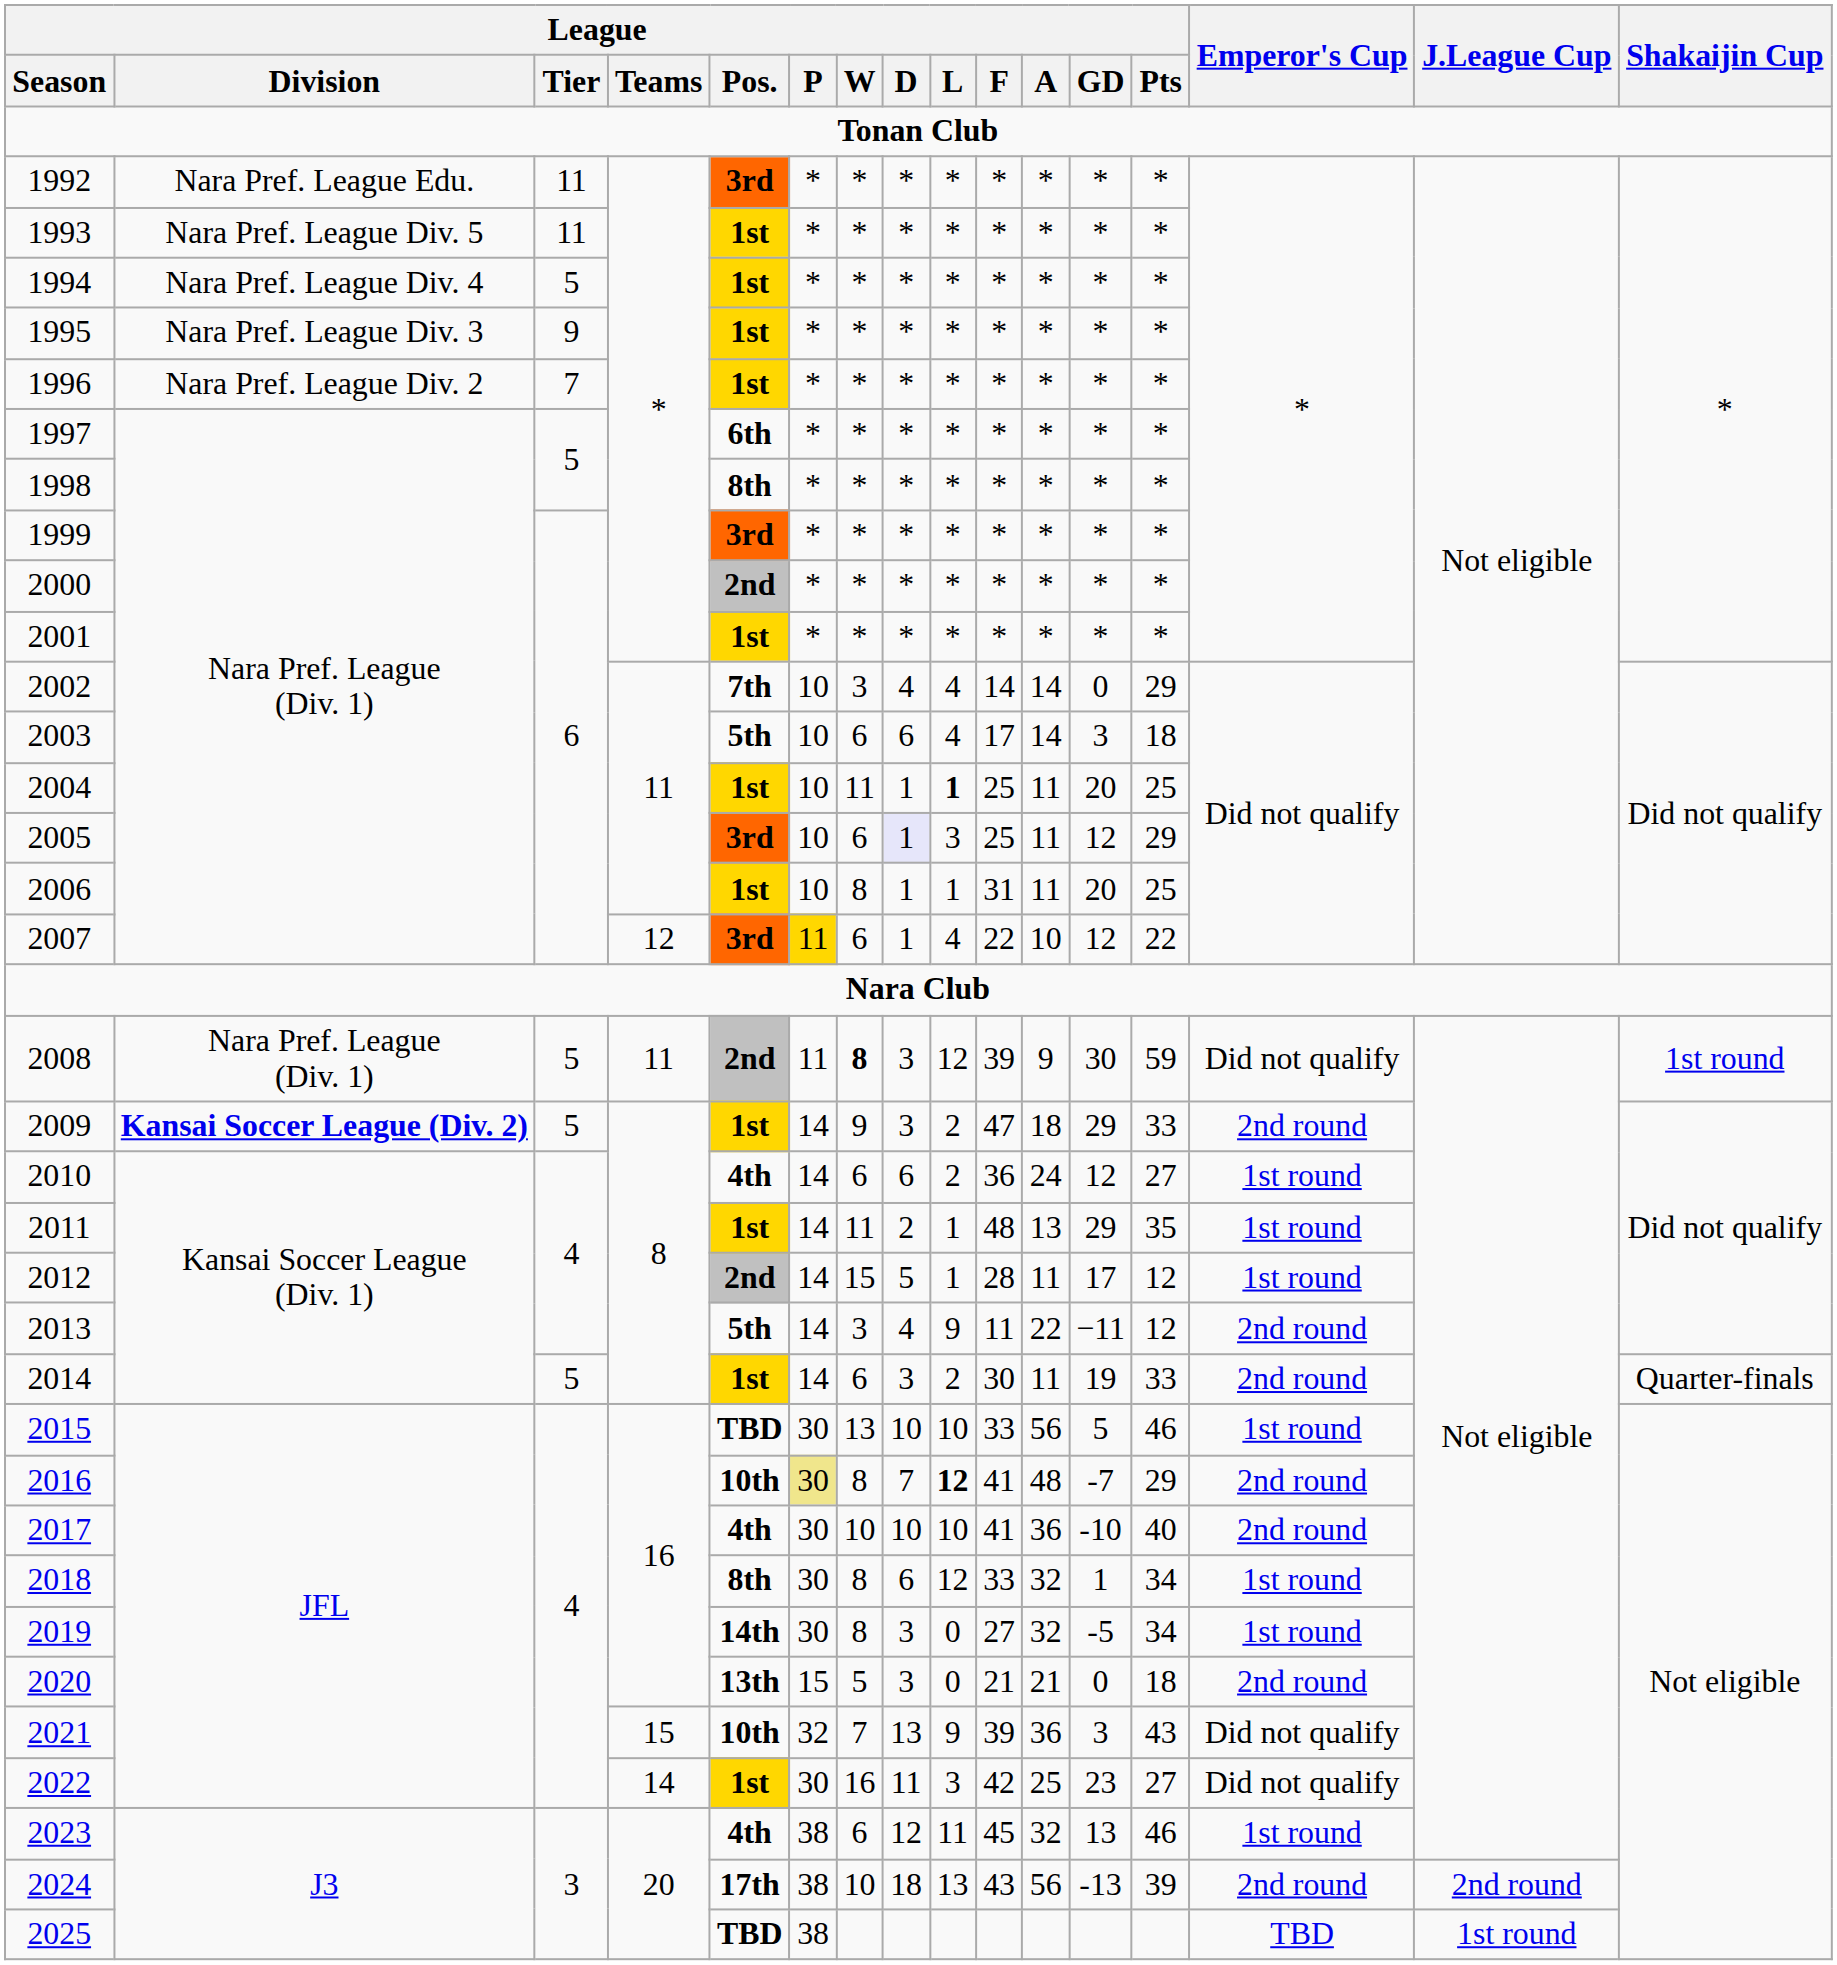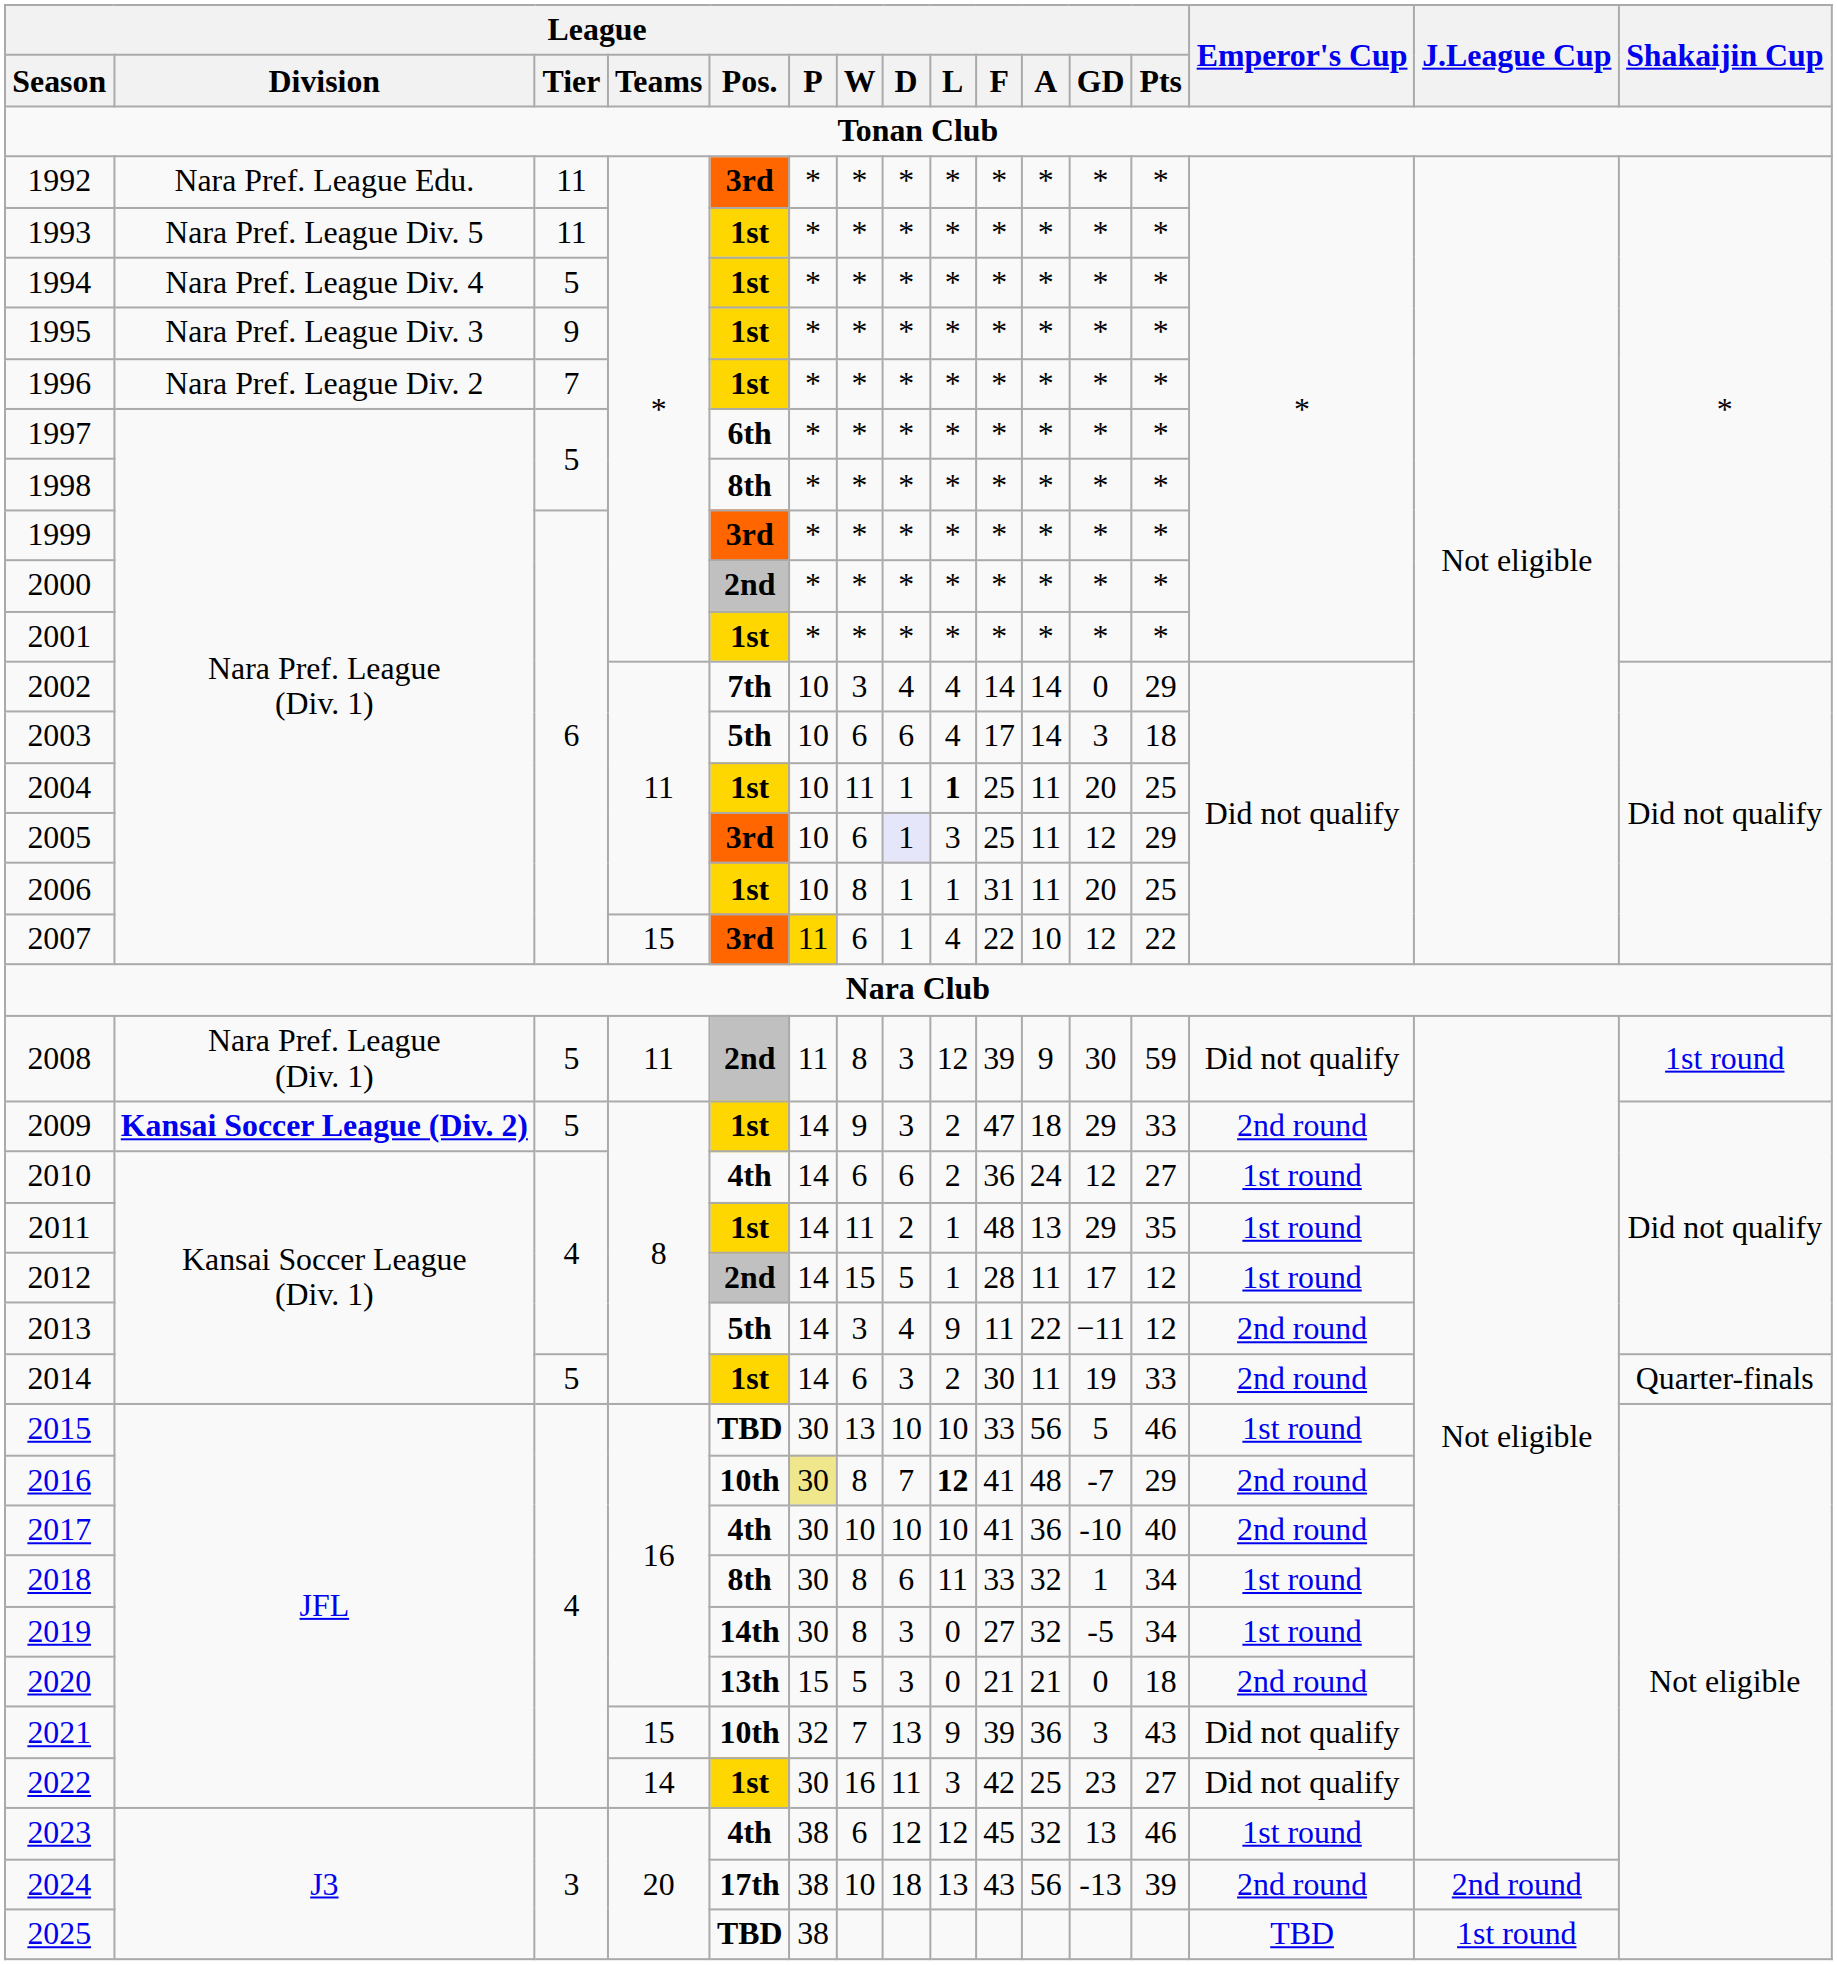(659, 938) 12 -> (659, 938) 15
(860, 1057) bold -> (860, 1057) normal
(953, 1580) 12 -> (953, 1580) 11
(953, 1832) 11 -> (953, 1832) 12
